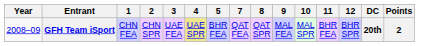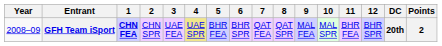+ column: (241, 11)
(128, 29) normal -> (128, 29) bold
